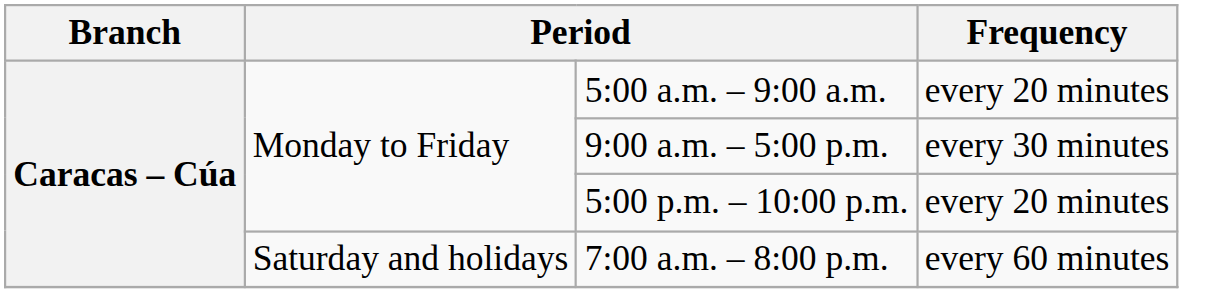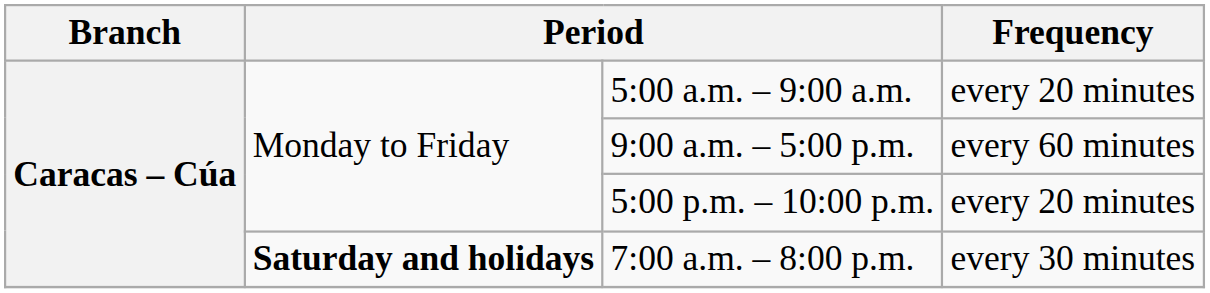(1047, 145) every 30 minutes -> (1073, 145) every 60 minutes
(410, 257) normal -> (423, 257) bold
(1047, 257) every 60 minutes -> (1073, 257) every 30 minutes
